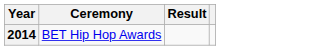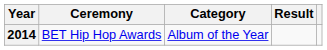+ column: (218, 14)
